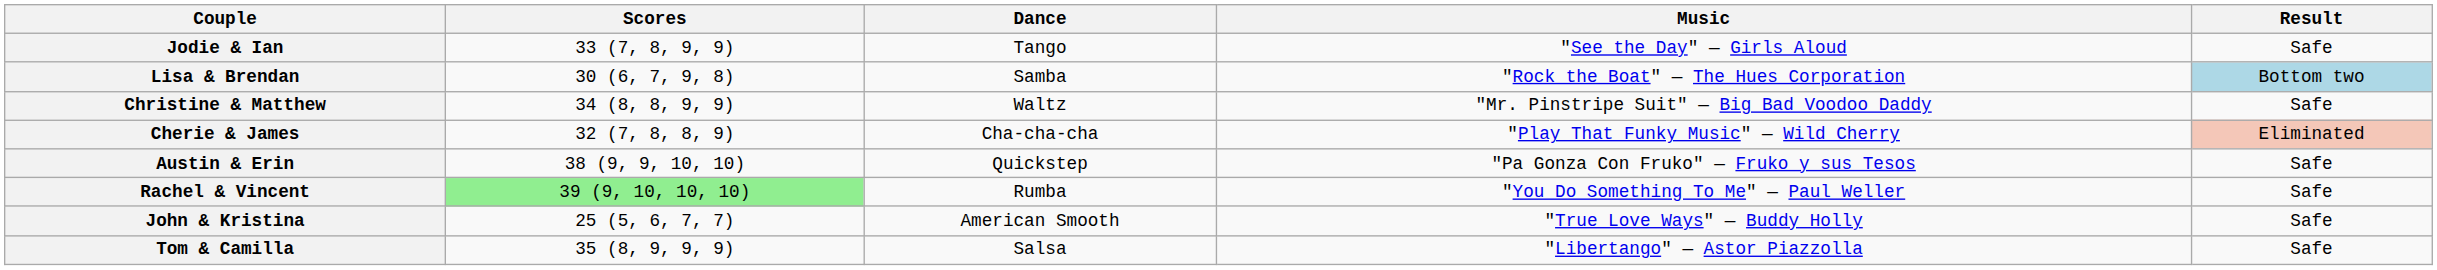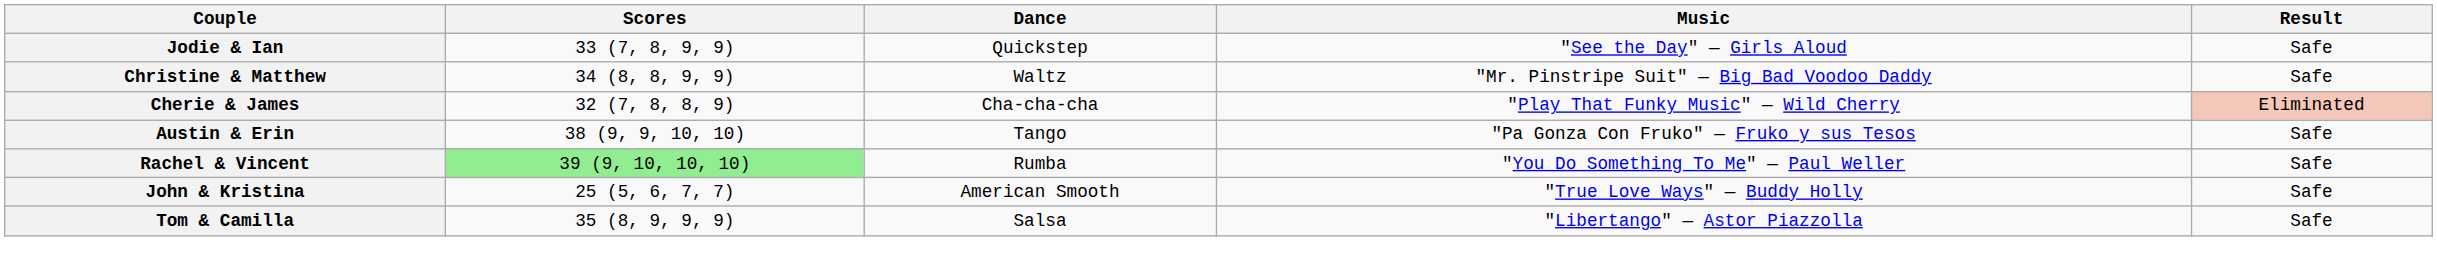(1040, 48) Tango -> (1040, 48) Quickstep
- row: (225, 77)
(1040, 163) Quickstep -> (1040, 134) Tango
